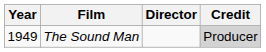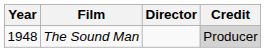(22, 36) 1949 -> (22, 36) 1948
